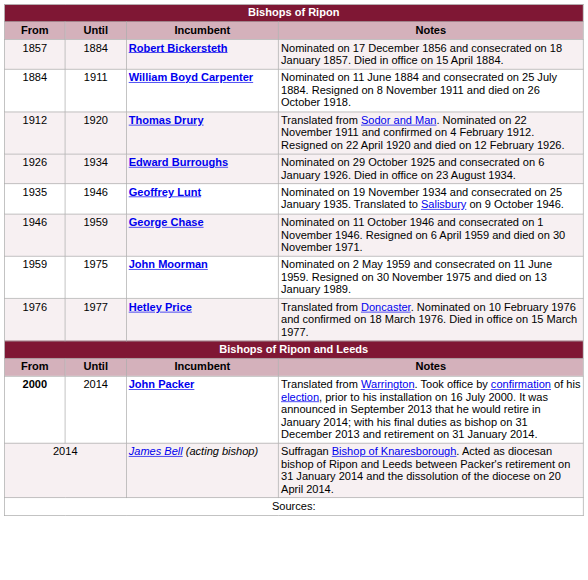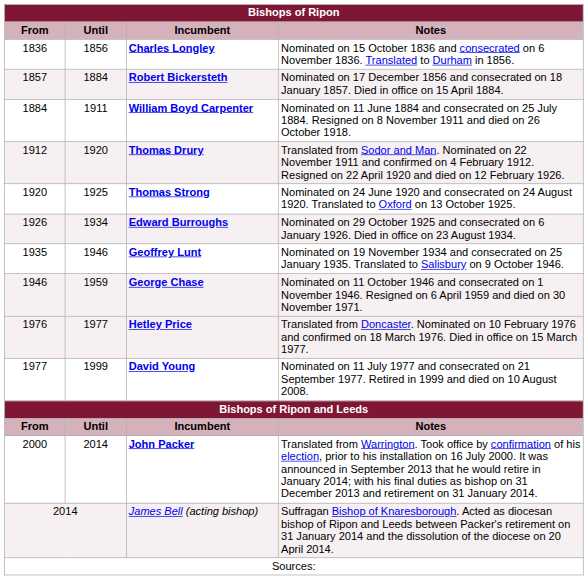+ row: (172, 48)
+ row: (169, 192)
- row: (168, 265)
+ row: (162, 367)
(35, 384) bold -> (35, 444) normal
